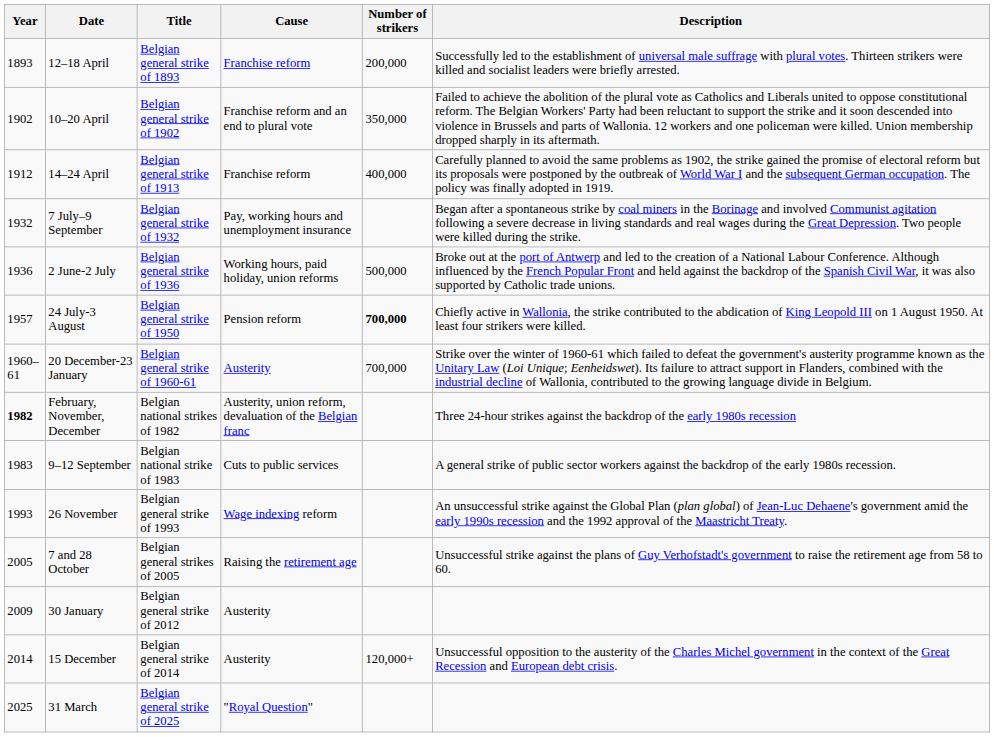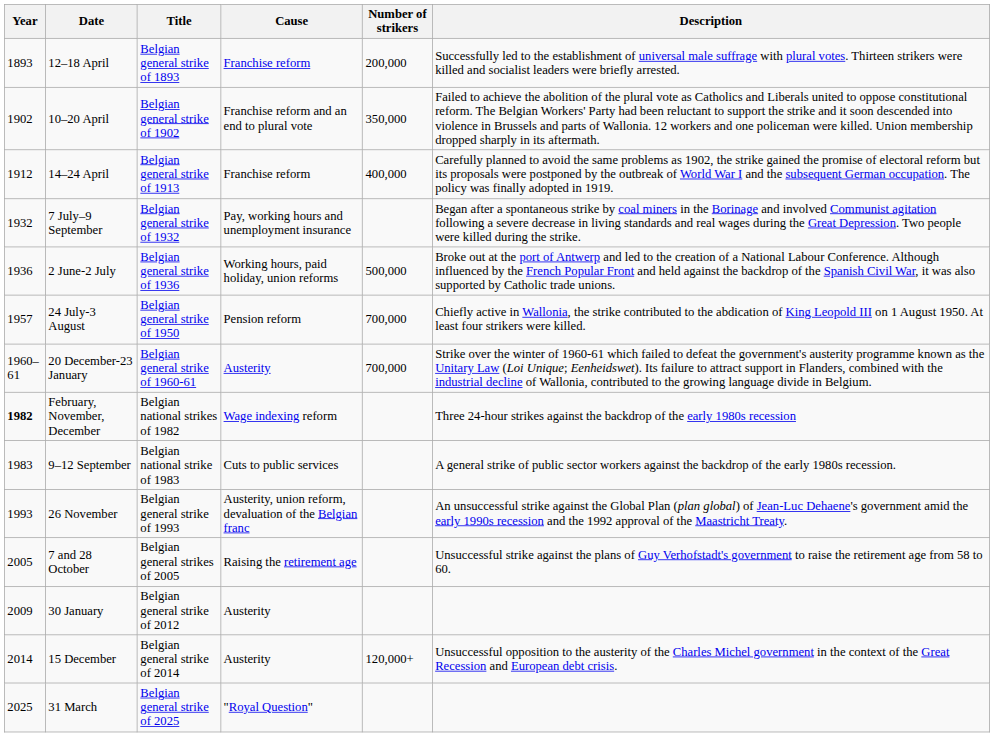(386, 319) bold -> (386, 319) normal
(290, 416) Austerity, union reform, devaluation of the Belgian franc -> (280, 416) Wage indexing reform
(280, 513) Wage indexing reform -> (290, 513) Austerity, union reform, devaluation of the Belgian franc
